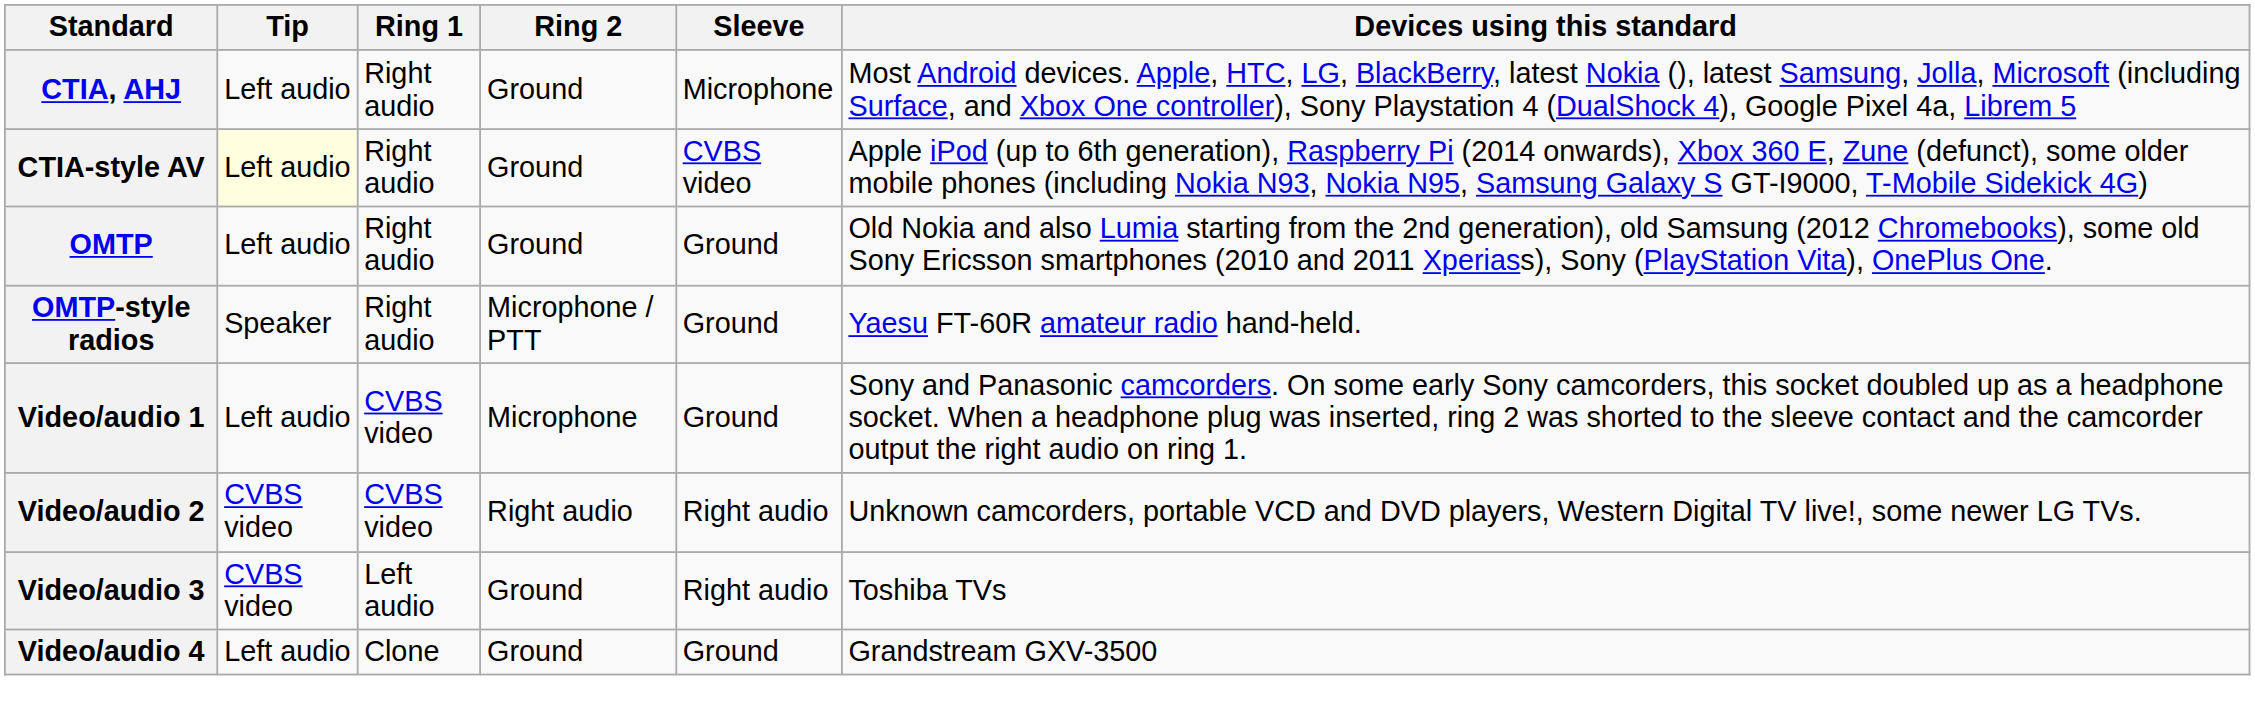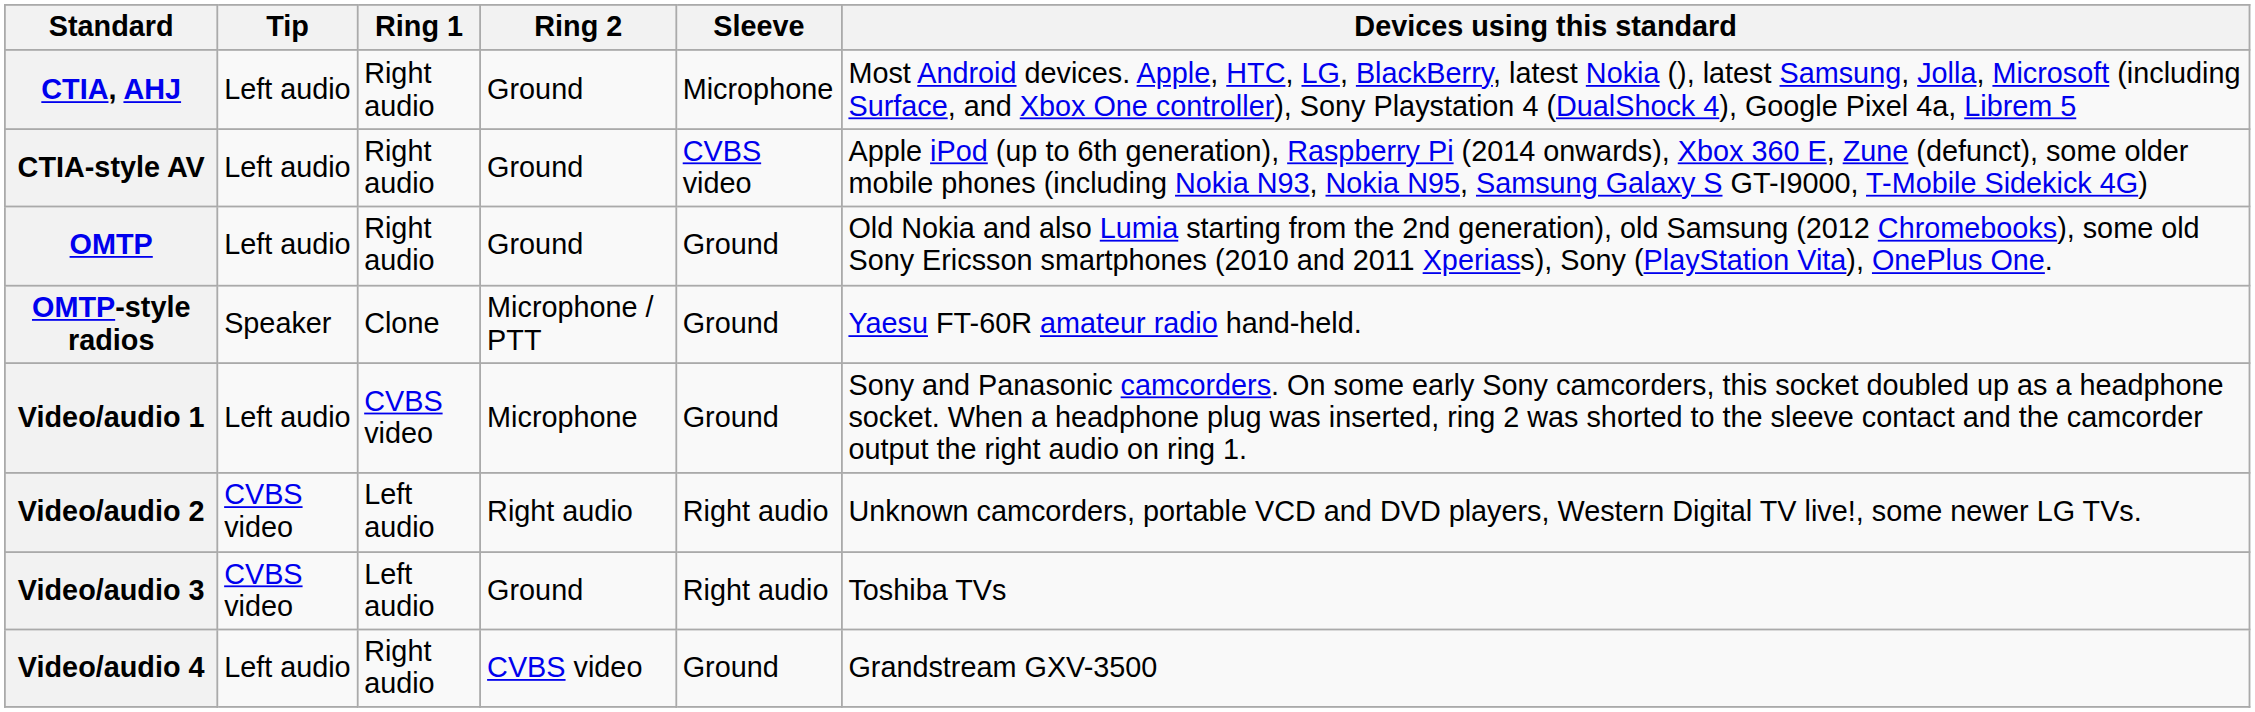(287, 167) lightyellow background -> (287, 167) no background
(399, 323) Right audio -> (402, 323) Clone
(403, 511) CVBS video -> (399, 511) Left audio
(402, 651) Clone -> (399, 668) Right audio
(535, 651) Ground -> (565, 668) CVBS video
